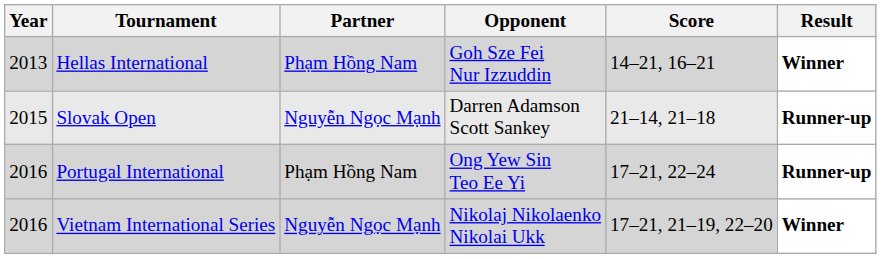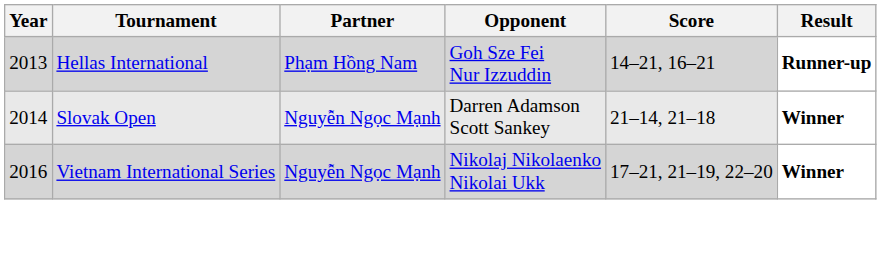(813, 63) Winner -> (827, 63) Runner-up
(28, 117) 2015 -> (28, 117) 2014
(827, 117) Runner-up -> (813, 117) Winner
- row: (140, 171)
